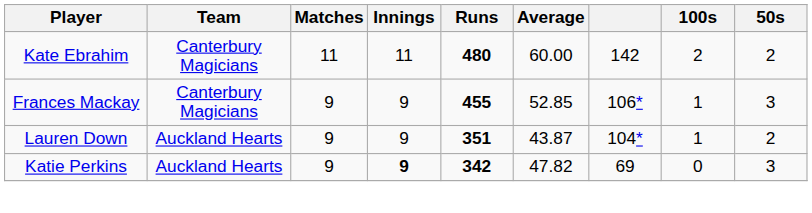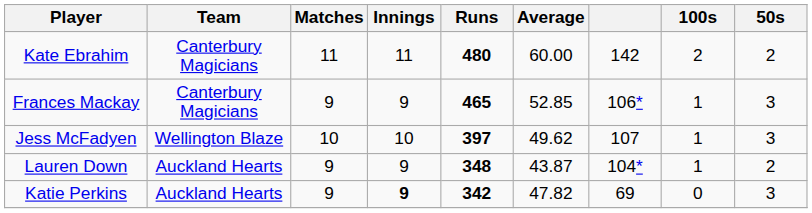(477, 102) 455 -> (477, 102) 465
+ row: (76, 139)
(477, 139) 351 -> (477, 166) 348
